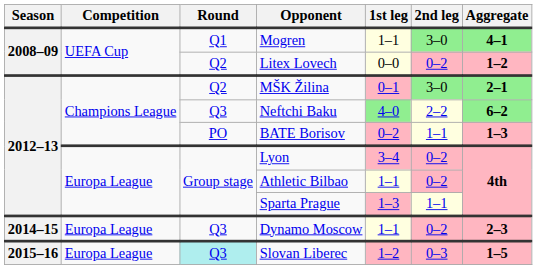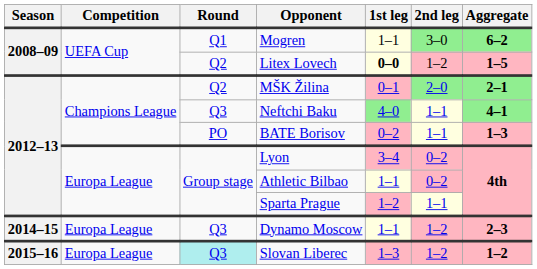(497, 40) 4–1 -> (497, 40) 6–2
(388, 63) normal -> (388, 63) bold
(437, 63) 0–2 -> (437, 63) 1–2
(497, 63) 1–2 -> (497, 63) 1–5
(437, 88) 3–0 -> (437, 88) 2–0
(437, 110) 2–2 -> (437, 110) 1–1
(497, 110) 6–2 -> (497, 110) 4–1
(388, 204) 1–3 -> (388, 204) 1–2
(437, 228) 0–2 -> (437, 228) 1–2
(388, 253) 1–2 -> (388, 253) 1–3
(437, 253) 0–3 -> (437, 253) 1–2
(497, 253) 1–5 -> (497, 253) 1–2
